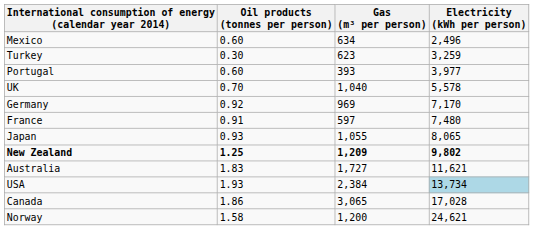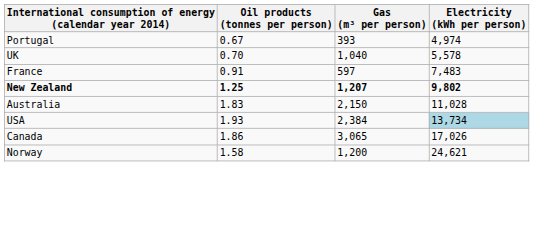- row: (25, 40)
- row: (25, 56)
(232, 72) 0.60 -> (232, 40) 0.67
(446, 72) 3,977 -> (446, 40) 4,974
- row: (28, 104)
(446, 120) 7,480 -> (446, 72) 7,483
- row: (22, 137)
(352, 153) 1,209 -> (352, 88) 1,207
(352, 169) 1,727 -> (352, 104) 2,150
(449, 169) 11,621 -> (449, 104) 11,028
(449, 201) 17,028 -> (449, 137) 17,026
